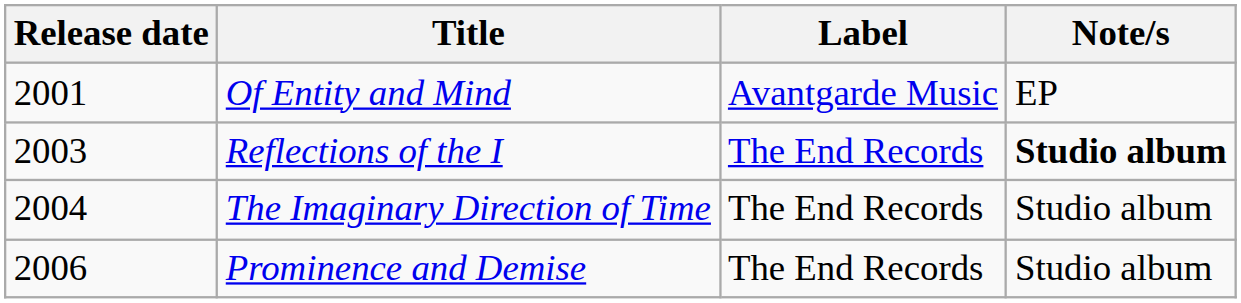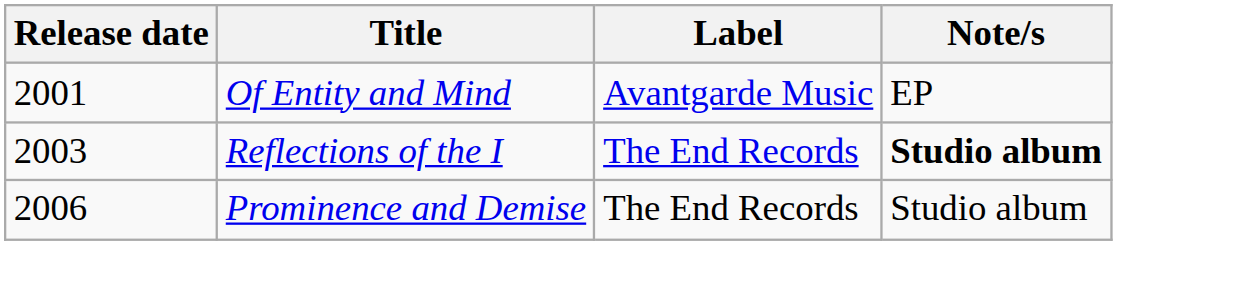- row: (468, 208)
